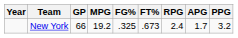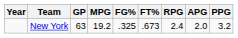(81, 26) 66 -> (81, 26) 63
(201, 26) 1.7 -> (201, 26) 2.0
